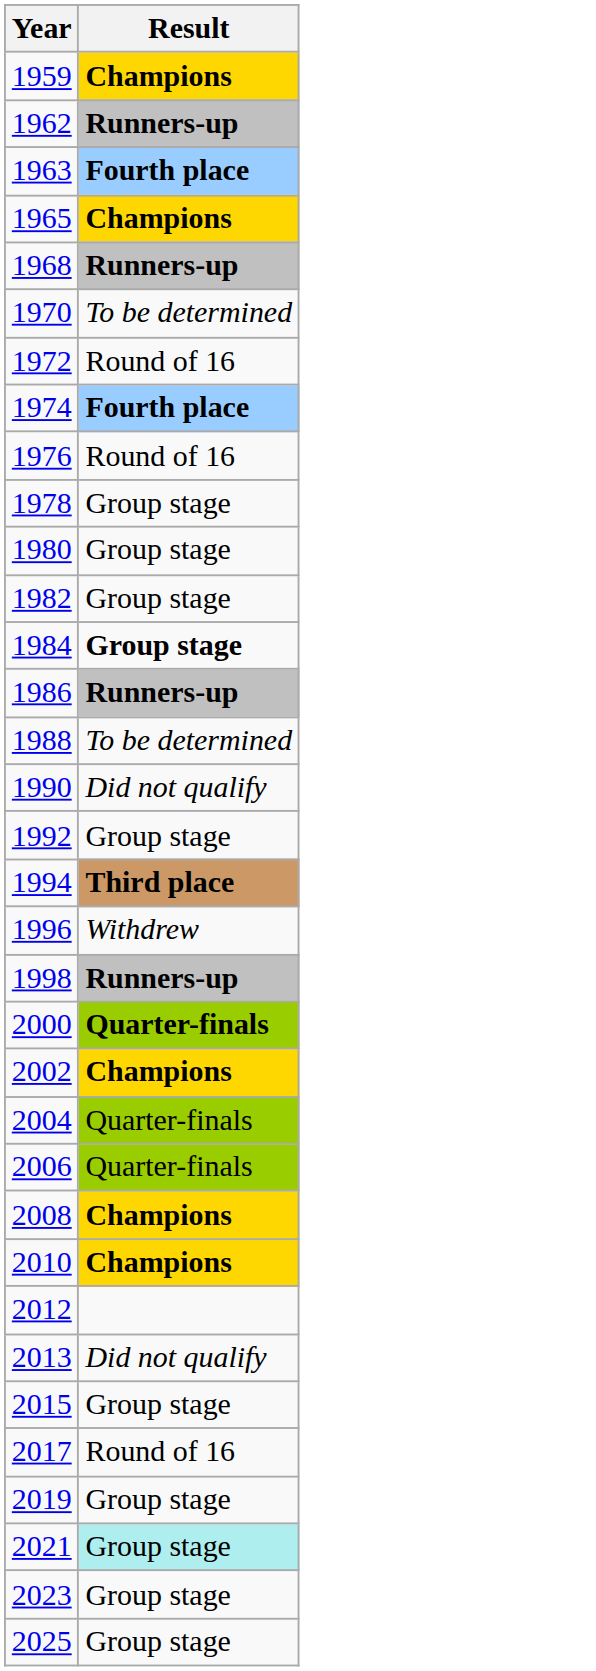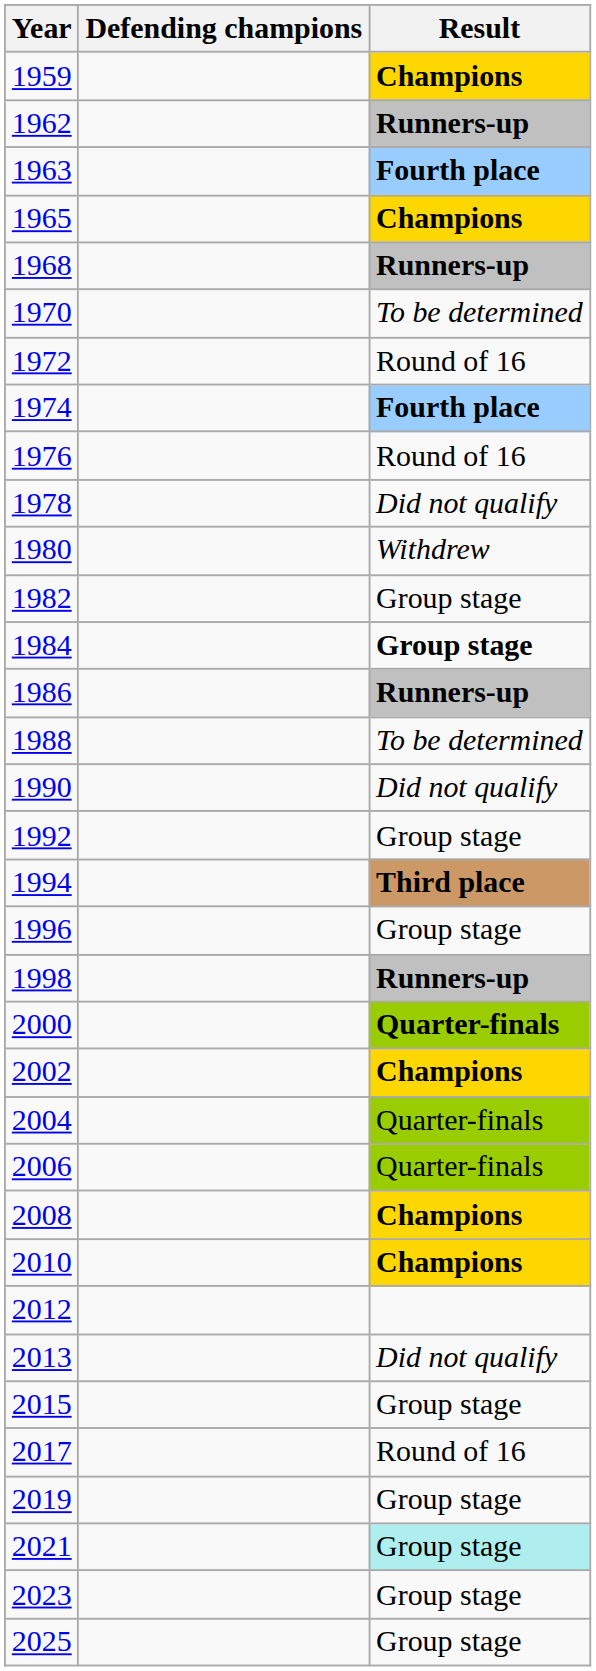+ column: (224, 28)
(158, 502) Group stage -> (467, 502) Did not qualify
(158, 550) Group stage -> (433, 550) Withdrew
(142, 929) Withdrew -> (449, 929) Group stage
